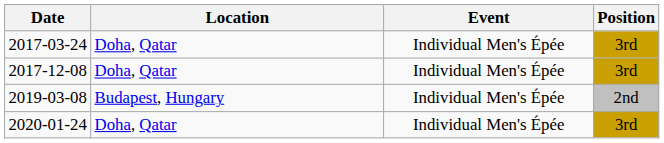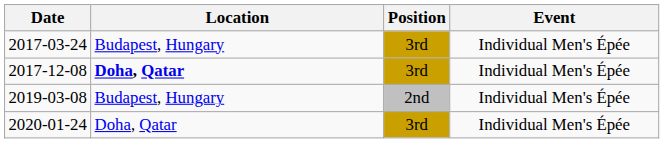columns swapped: (489, 17) <-> (626, 17)
(136, 44) Doha, Qatar -> (159, 44) Budapest, Hungary
(136, 71) normal -> (139, 71) bold
